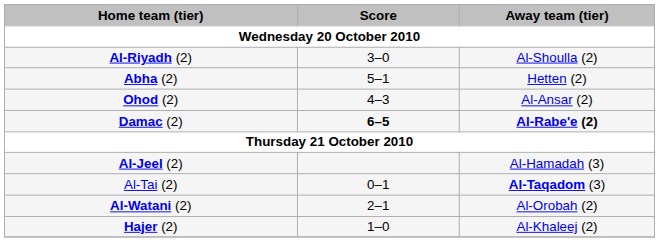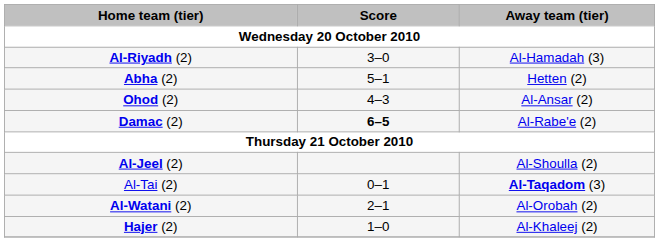(557, 58) Al-Shoulla (2) -> (557, 58) Al-Hamadah (3)
(557, 121) bold -> (557, 121) normal
(557, 164) Al-Hamadah (3) -> (557, 164) Al-Shoulla (2)
